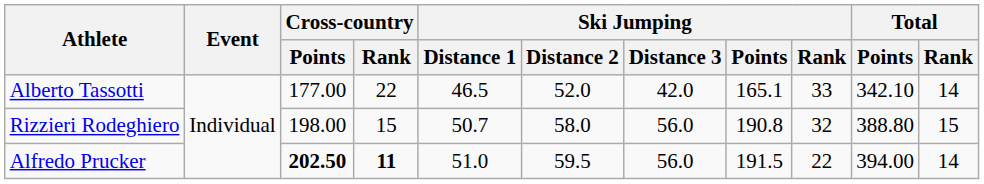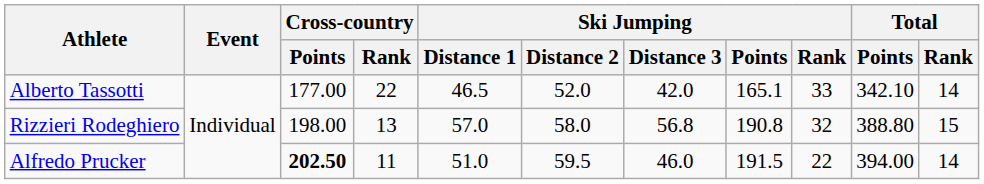(386, 126) 15 -> (386, 126) 13
(470, 126) 50.7 -> (470, 126) 57.0
(675, 126) 56.0 -> (675, 126) 56.8
(386, 160) bold -> (386, 160) normal
(675, 160) 56.0 -> (675, 160) 46.0
